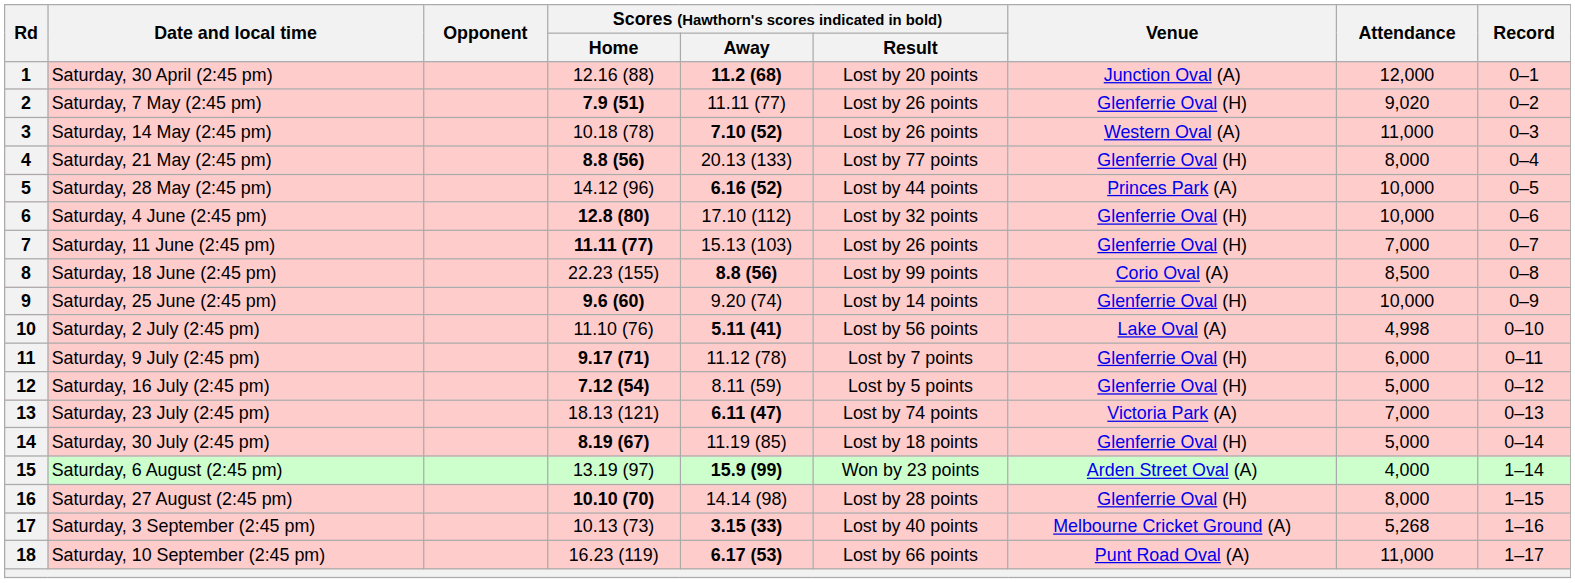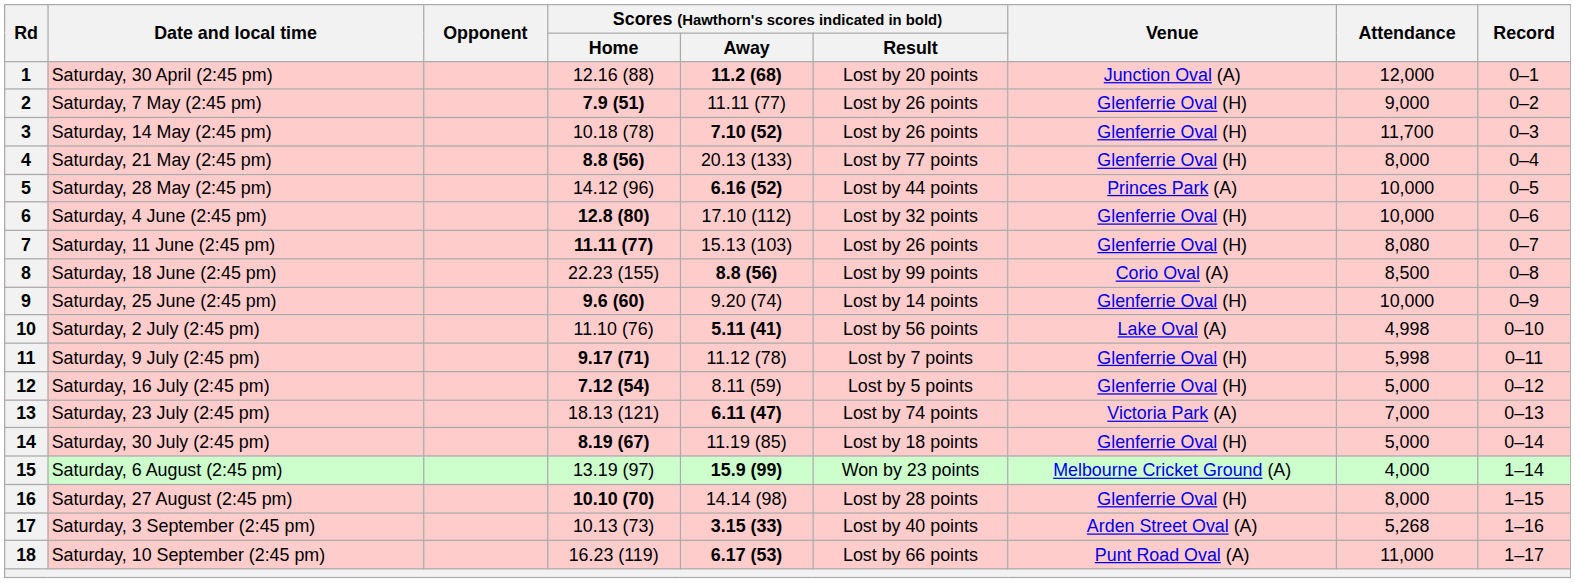(1407, 104) 9,020 -> (1407, 104) 9,000
(1172, 132) Western Oval (A) -> (1172, 132) Glenferrie Oval (H)
(1407, 132) 11,000 -> (1407, 132) 11,700
(1407, 245) 7,000 -> (1407, 245) 8,080
(1407, 358) 6,000 -> (1407, 358) 5,998
(1172, 470) Arden Street Oval (A) -> (1172, 470) Melbourne Cricket Ground (A)
(1172, 527) Melbourne Cricket Ground (A) -> (1172, 527) Arden Street Oval (A)
